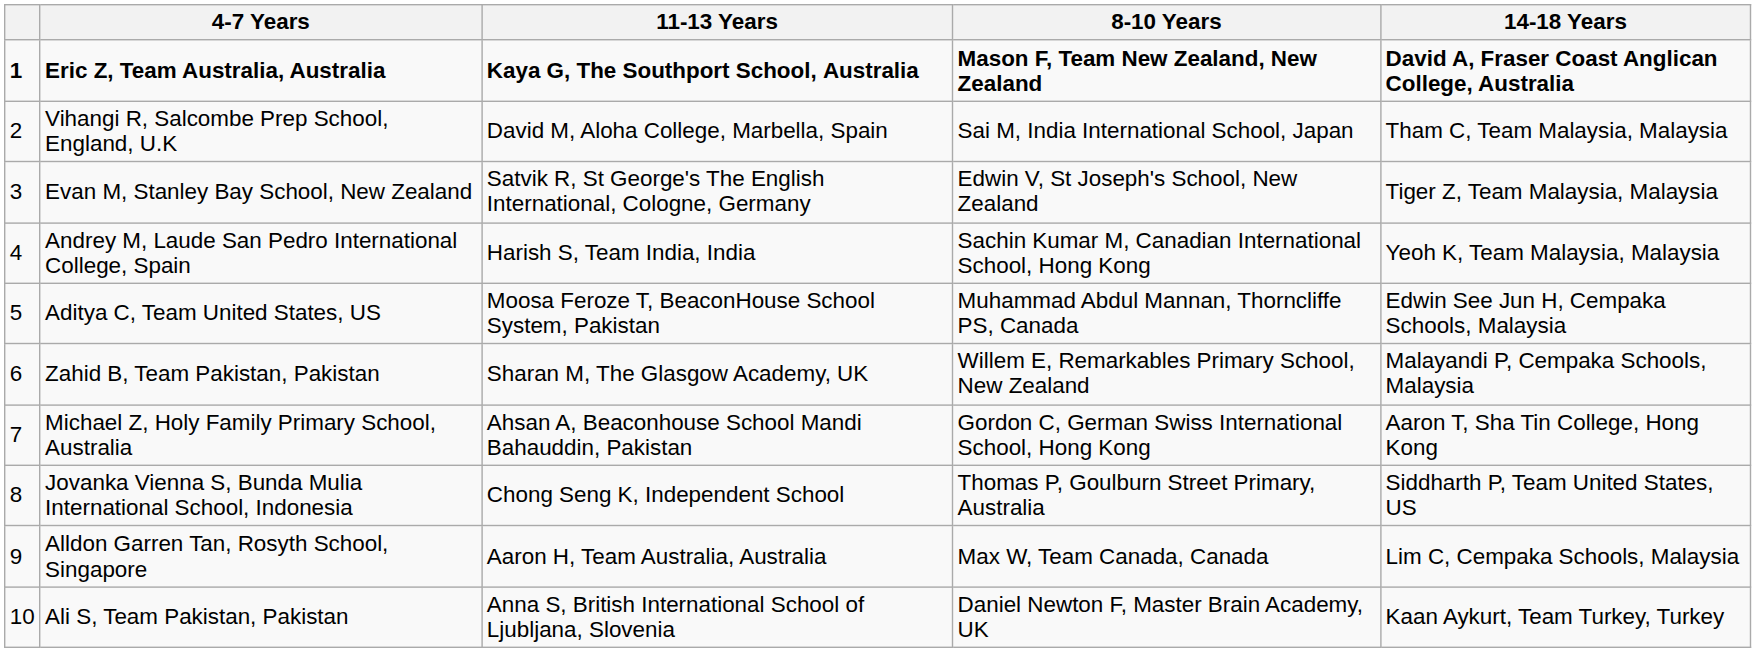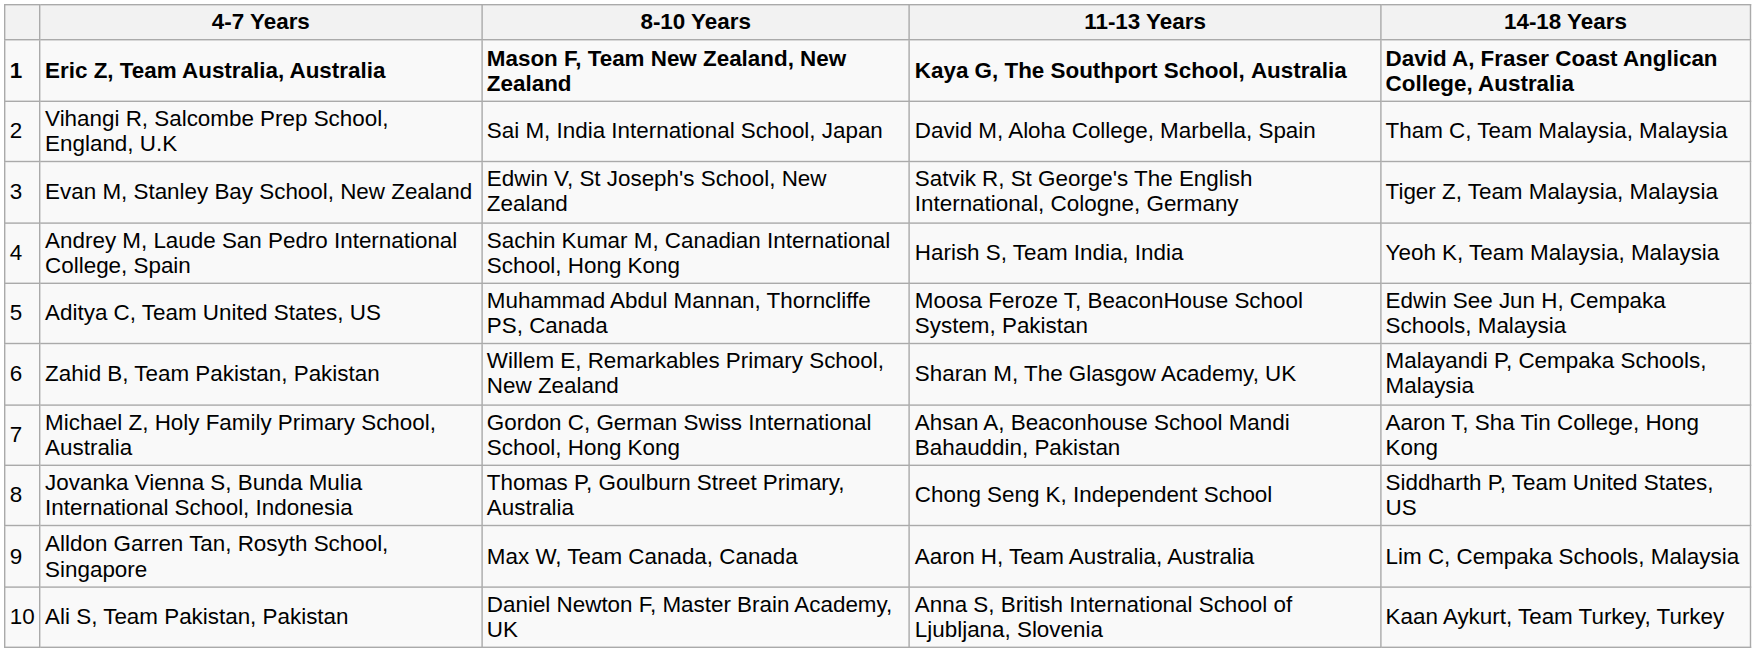columns swapped: (1166, 22) <-> (717, 22)
